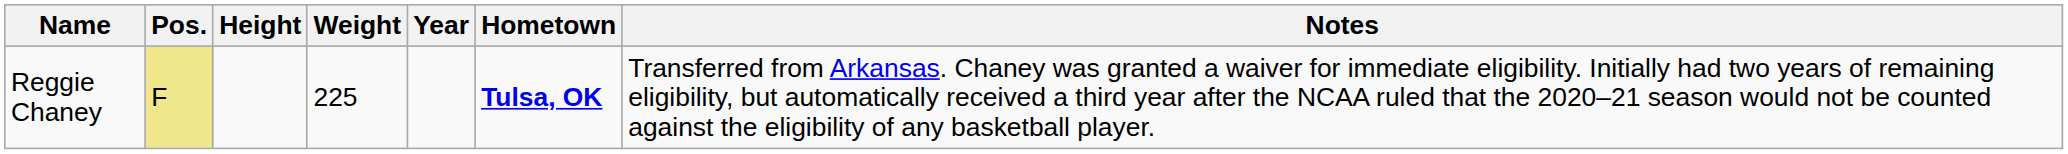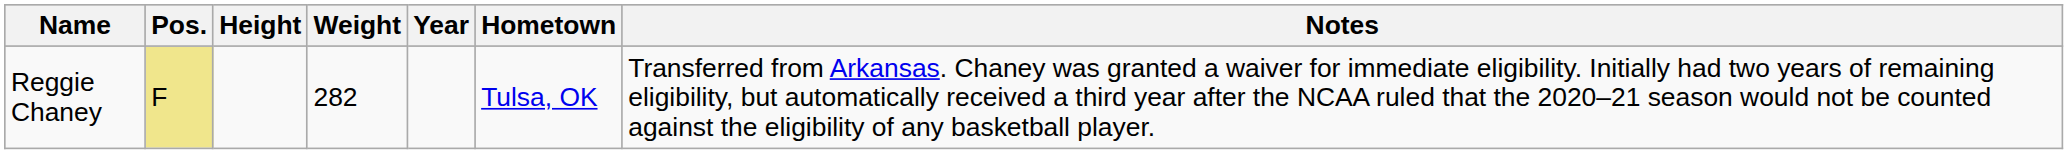(336, 97) 225 -> (336, 97) 282
(542, 97) bold -> (539, 97) normal
